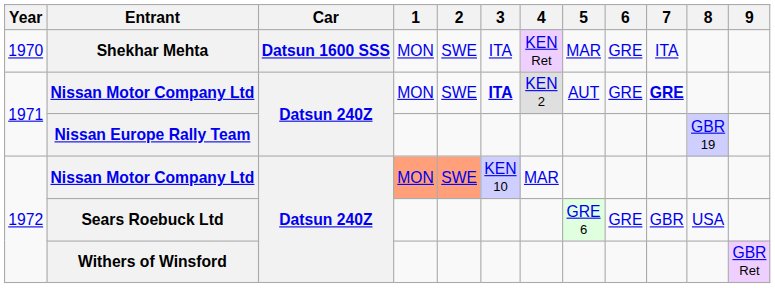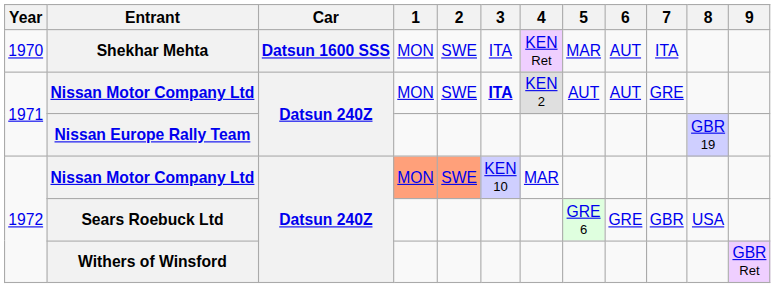(625, 51) GRE -> (625, 51) AUT
(625, 93) GRE -> (625, 93) AUT
(667, 93) bold -> (667, 93) normal
